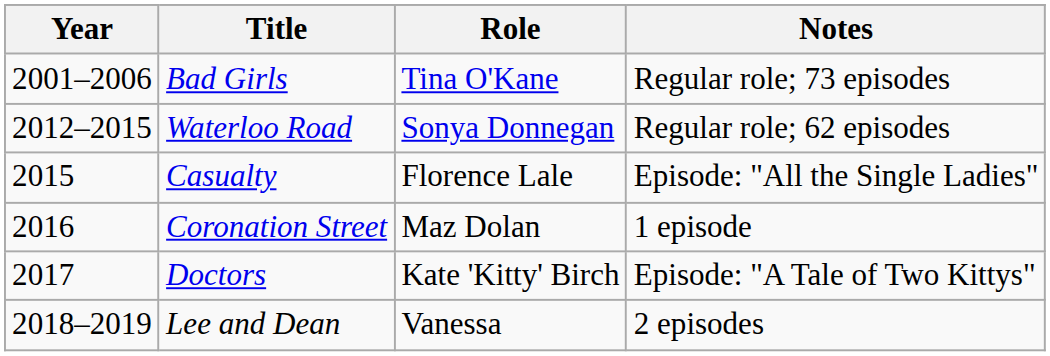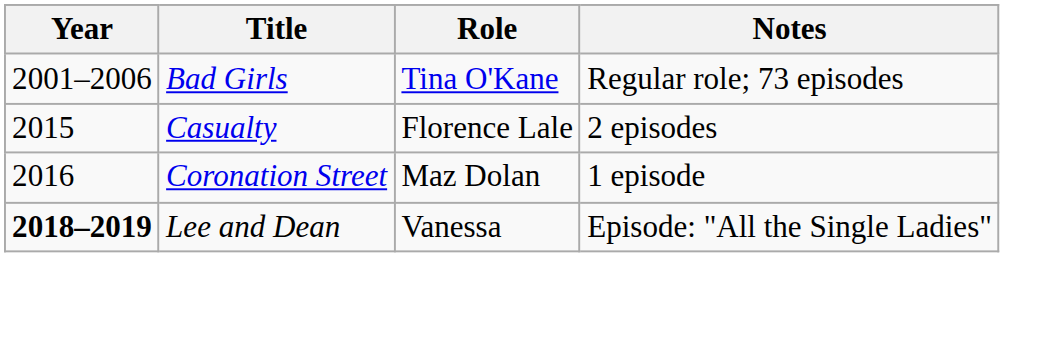- row: (259, 127)
(836, 176) Episode: "All the Single Ladies" -> (652, 127) 2 episodes
- row: (216, 275)
(82, 324) normal -> (82, 226) bold
(699, 324) 2 episodes -> (790, 226) Episode: "All the Single Ladies"
